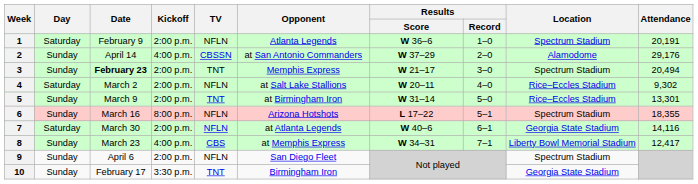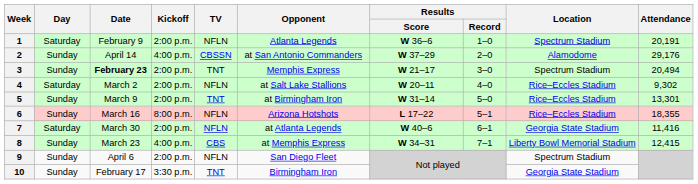(572, 114) Spectrum Stadium -> (572, 114) Rice–Eccles Stadium
(666, 128) 14,116 -> (666, 128) 11,416
(666, 143) 12,417 -> (666, 143) 12,415
